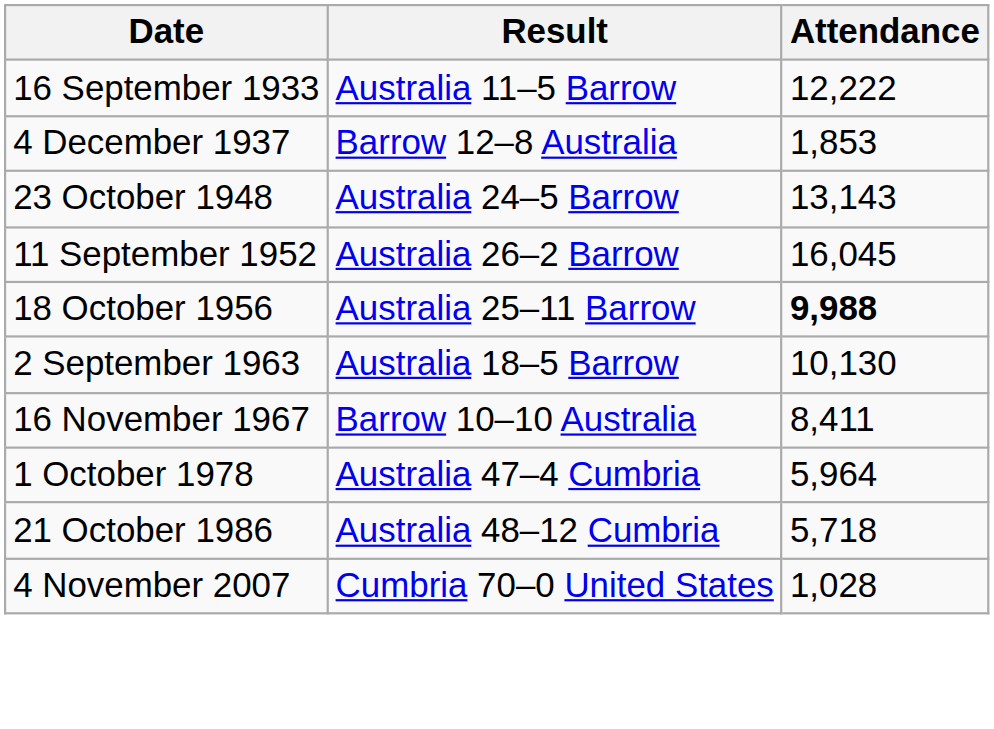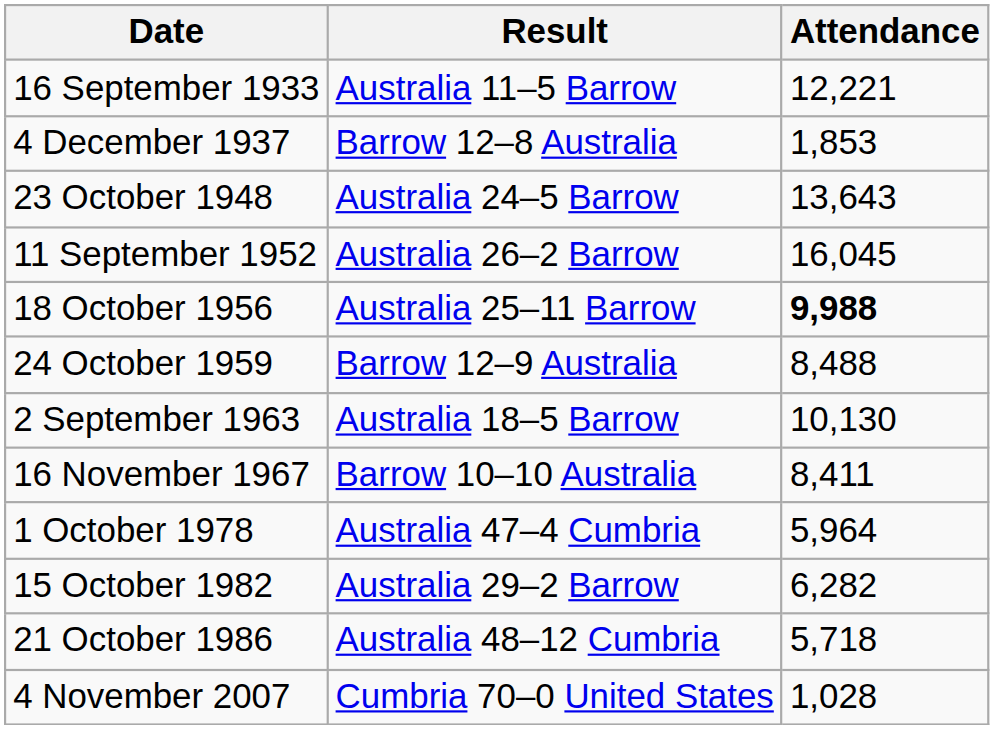(843, 87) 12,222 -> (843, 87) 12,221
(843, 198) 13,143 -> (843, 198) 13,643
+ row: (143, 364)
+ row: (143, 585)
